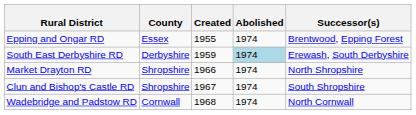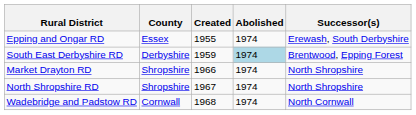(345, 39) Brentwood, Epping Forest -> (348, 39) Erewash, South Derbyshire
(348, 54) Erewash, South Derbyshire -> (345, 54) Brentwood, Epping Forest
- row: (70, 86)
+ row: (53, 86)
